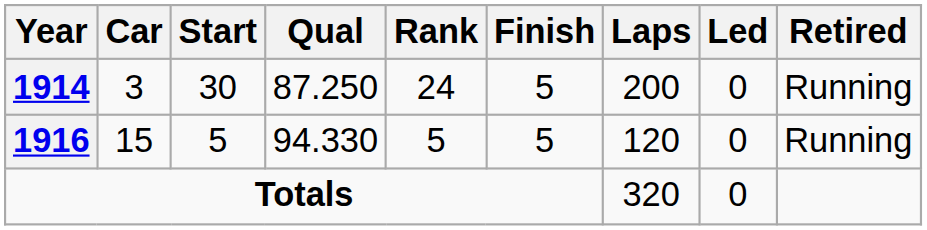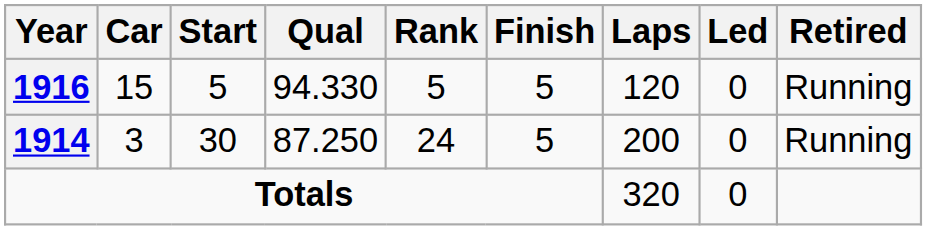rows swapped: (51, 86) <-> (51, 140)
